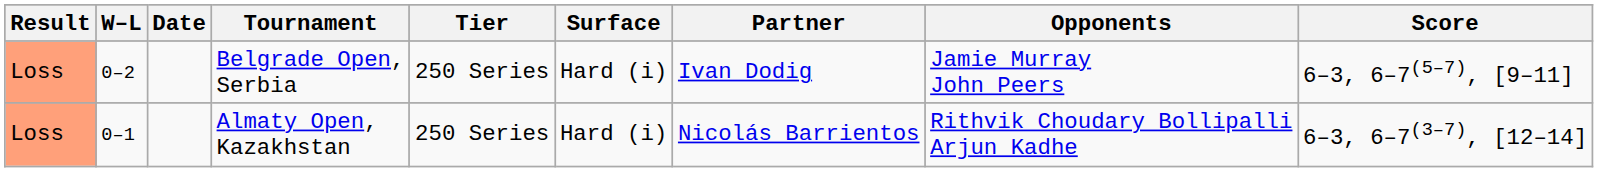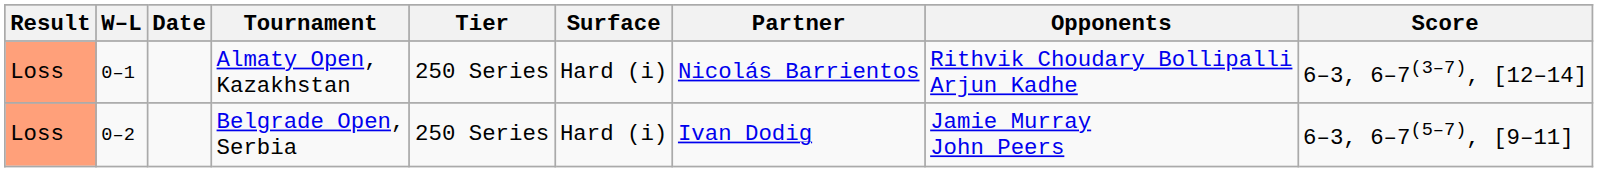rows swapped: (297, 135) <-> (311, 72)
